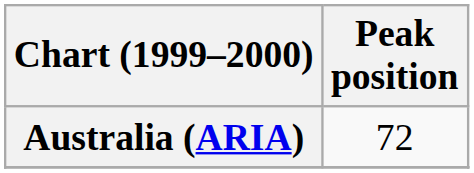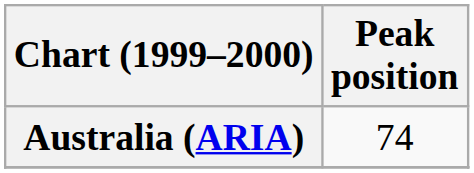(395, 136) 72 -> (395, 136) 74
